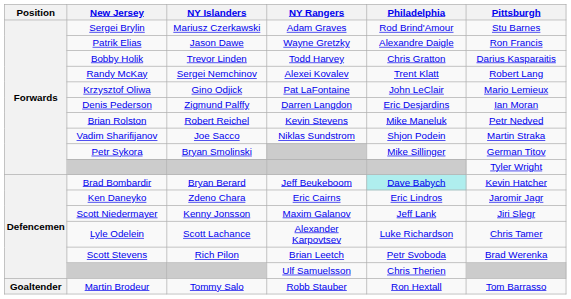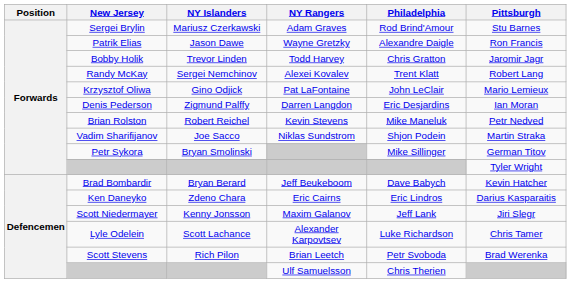(516, 59) Darius Kasparaitis -> (516, 59) Jaromir Jagr
(416, 183) paleturquoise background -> (416, 183) no background
(516, 198) Jaromir Jagr -> (516, 198) Darius Kasparaitis
- row: (117, 286)
